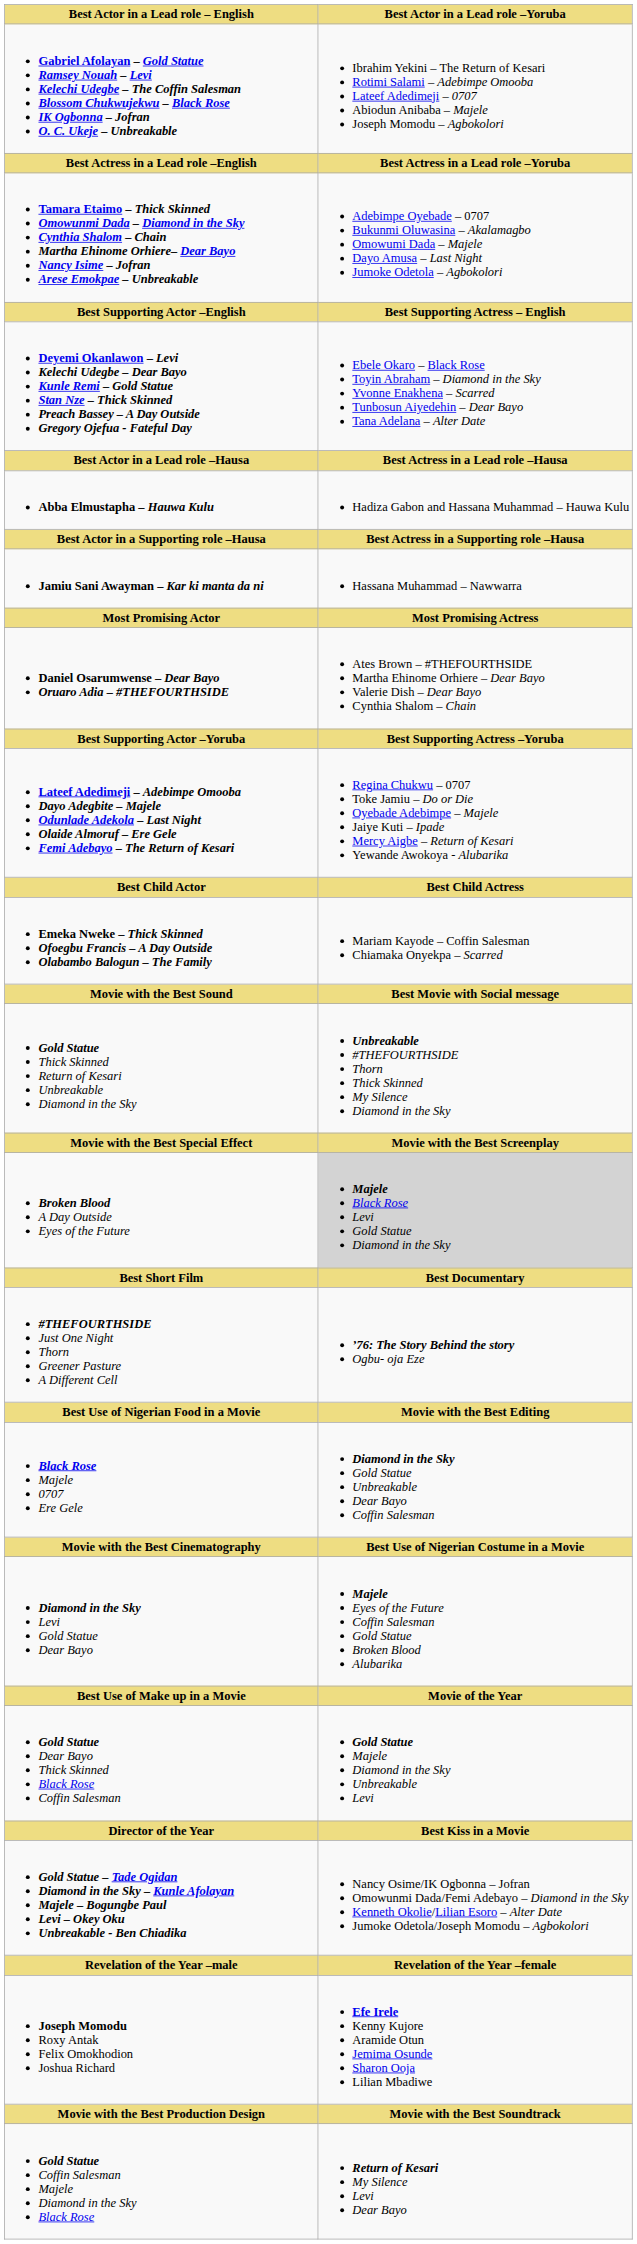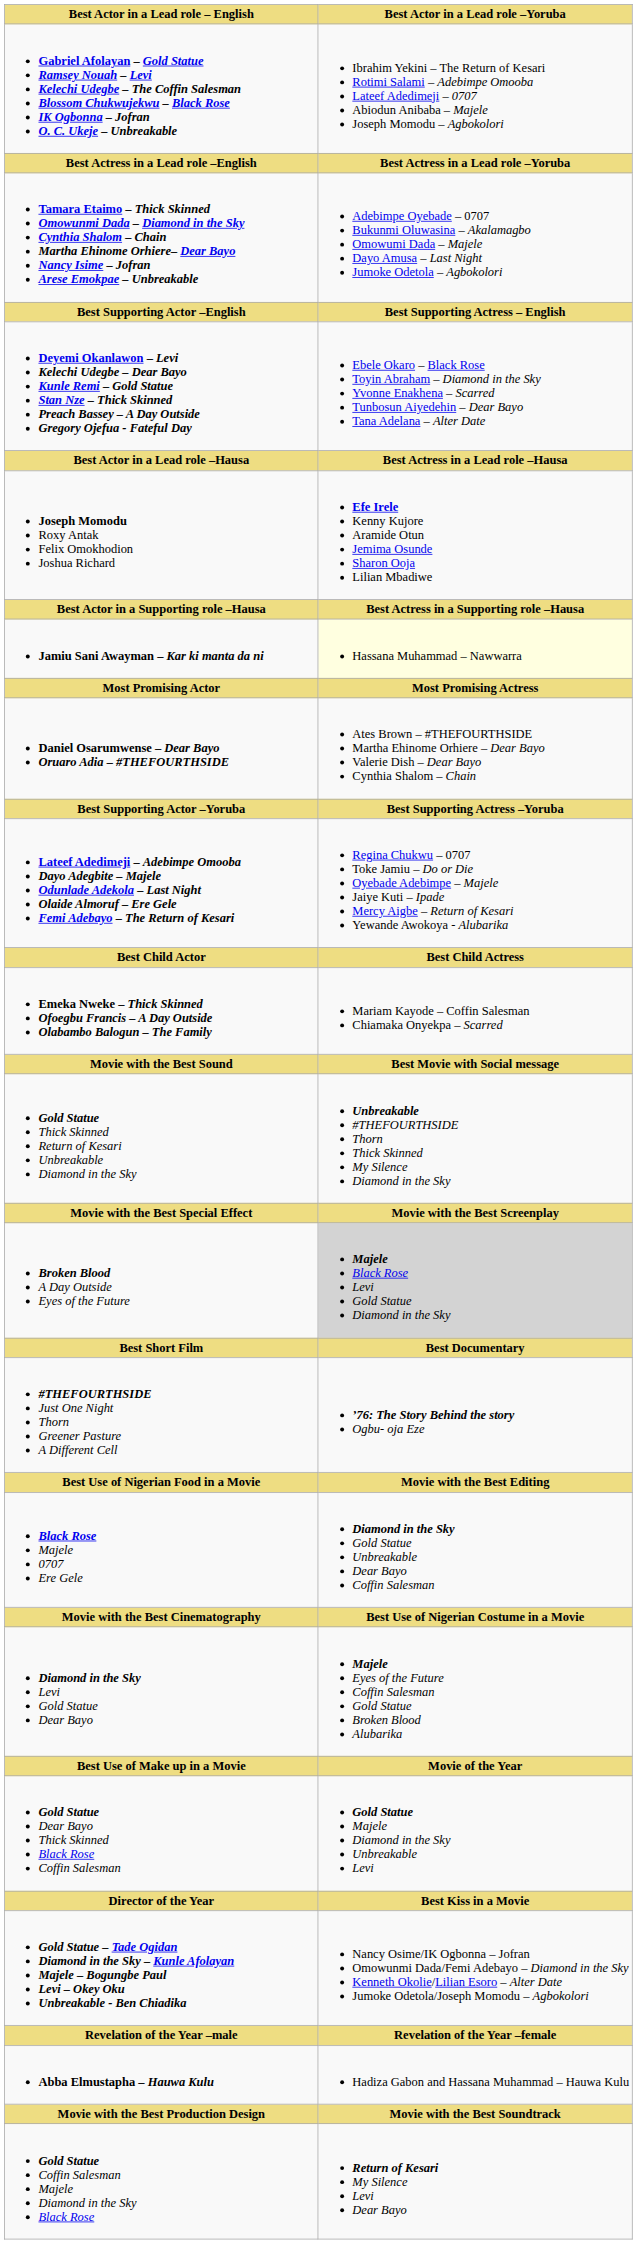rows swapped: (161, 507) <-> (161, 2047)
(475, 586) no background -> (475, 656) lightyellow background
